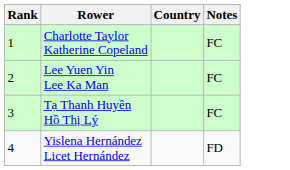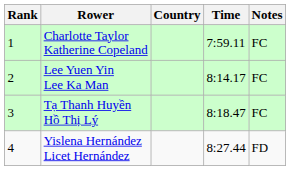+ column: (226, 14)
